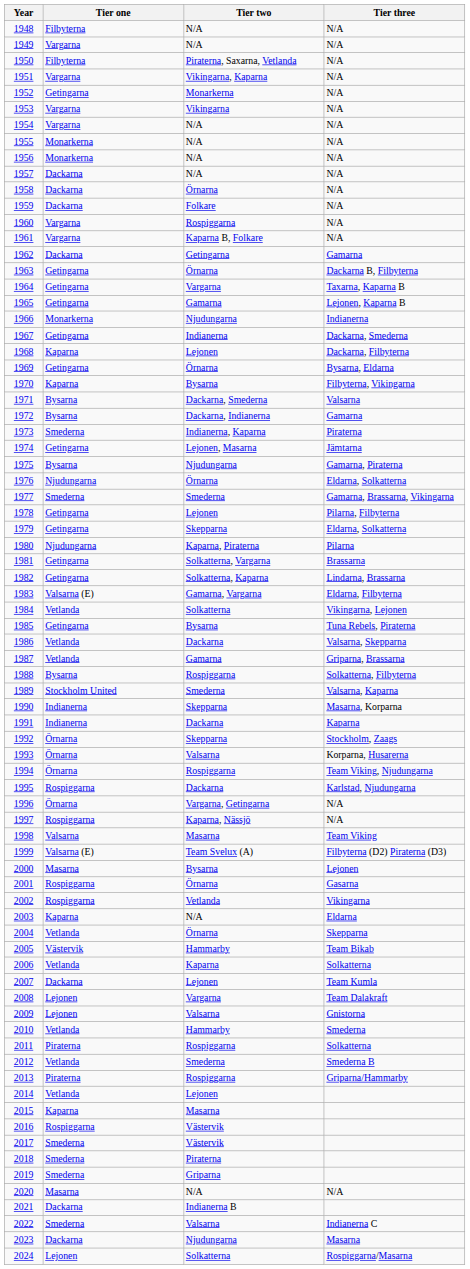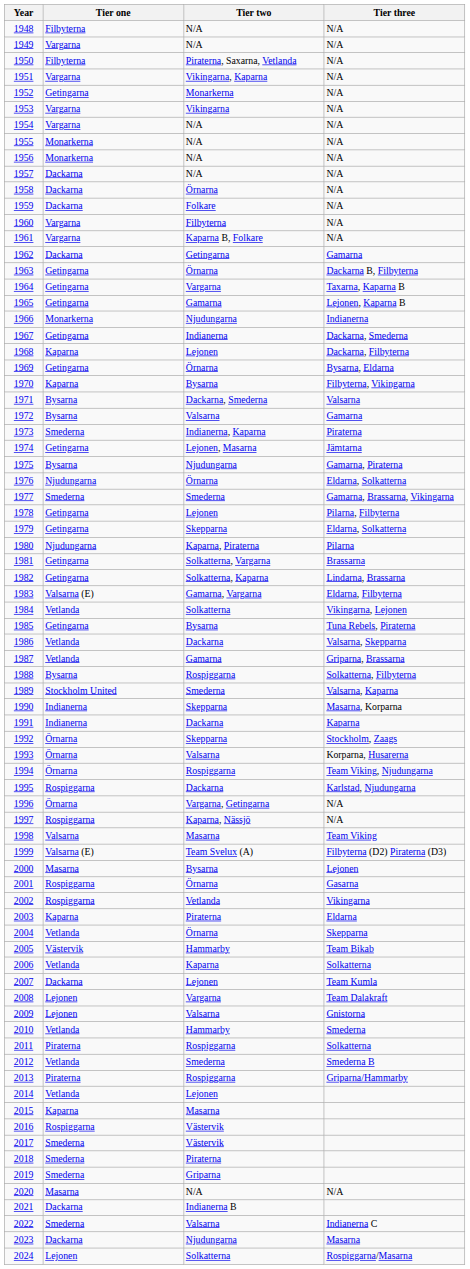(211, 222) Rospiggarna -> (206, 222) Filbyterna
(228, 416) Dackarna, Indianerna -> (203, 416) Valsarna
(194, 917) N/A -> (203, 917) Piraterna
